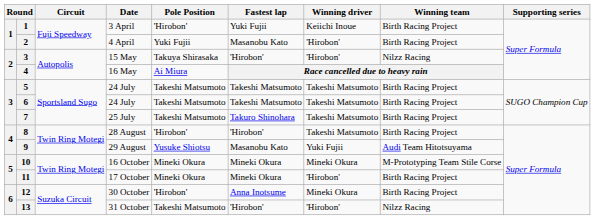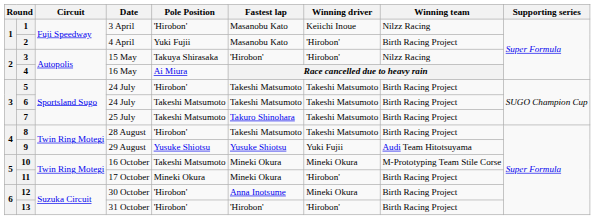(248, 26) Yuki Fujii -> (259, 26) Masanobu Kato
(420, 26) Birth Racing Project -> (406, 26) Nilzz Racing
(190, 86) Takeshi Matsumoto -> (170, 86) 'Hirobon'
(247, 131) 'Hirobon' -> (266, 131) Takeshi Matsumoto
(259, 146) Masanobu Kato -> (258, 146) Yusuke Shiotsu
(179, 161) Mineki Okura -> (190, 161) Takeshi Matsumoto
(190, 207) Takeshi Matsumoto -> (170, 207) 'Hirobon'
(406, 207) Nilzz Racing -> (420, 207) Birth Racing Project
